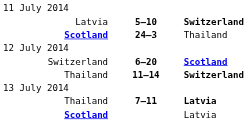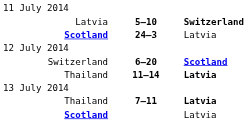(206, 35) Thailand -> (200, 35) Latvia
(214, 75) Switzerland -> (200, 75) Latvia
